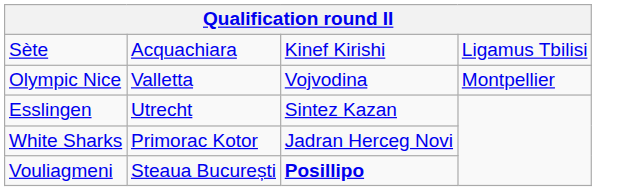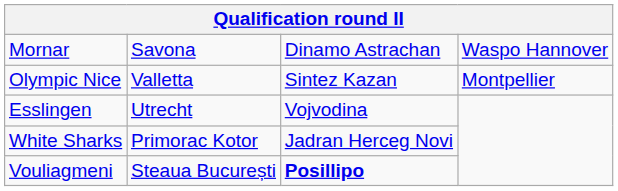+ row: (39, 49)
- row: (29, 49)
(326, 79) Vojvodina -> (341, 79) Sintez Kazan
(341, 110) Sintez Kazan -> (326, 110) Vojvodina
